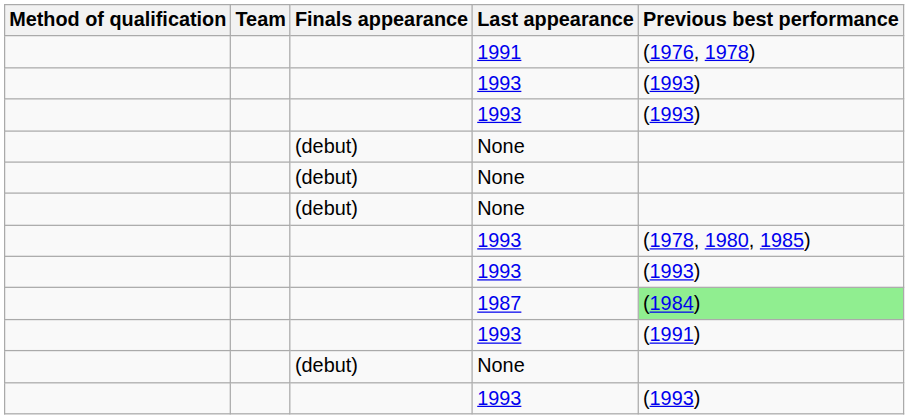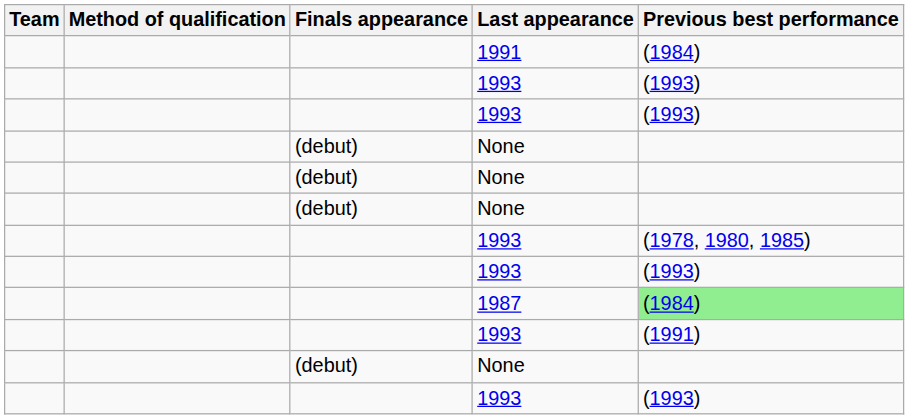columns swapped: (261, 20) <-> (118, 20)
(699, 51) (1976, 1978) -> (672, 51) (1984)
